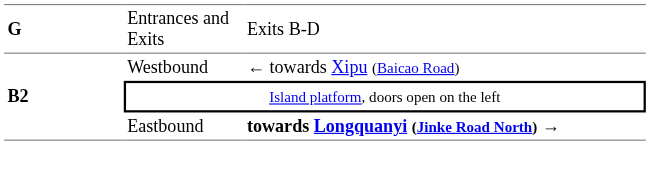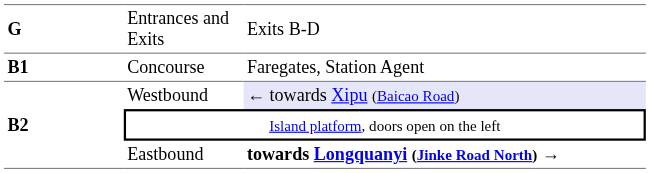+ row: (166, 67)
(353, 67) no background -> (353, 95) lavender background
